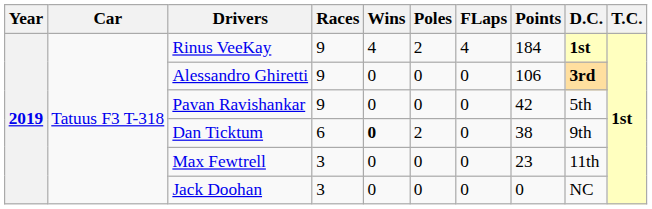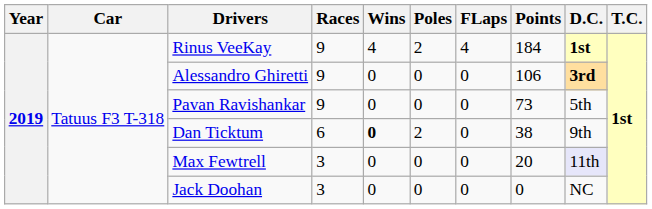(524, 104) 42 -> (524, 104) 73
(524, 161) 23 -> (524, 161) 20
(584, 161) no background -> (584, 161) lavender background
